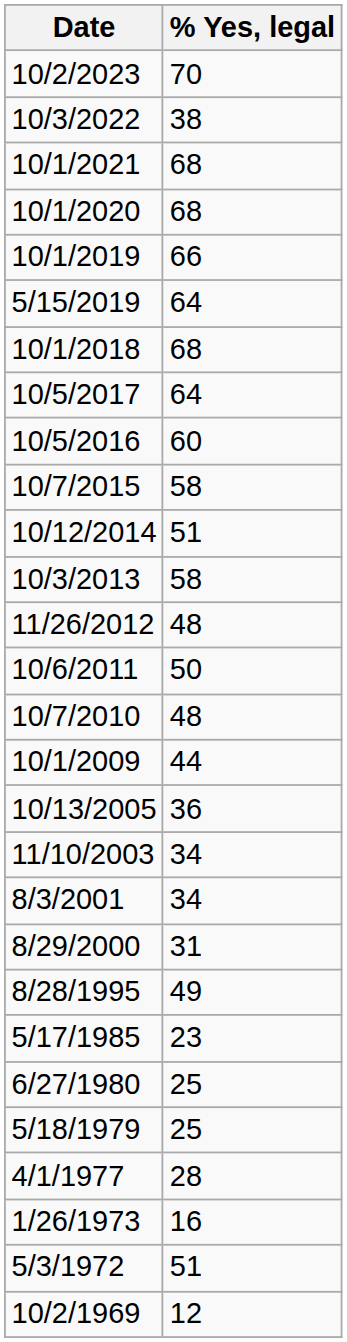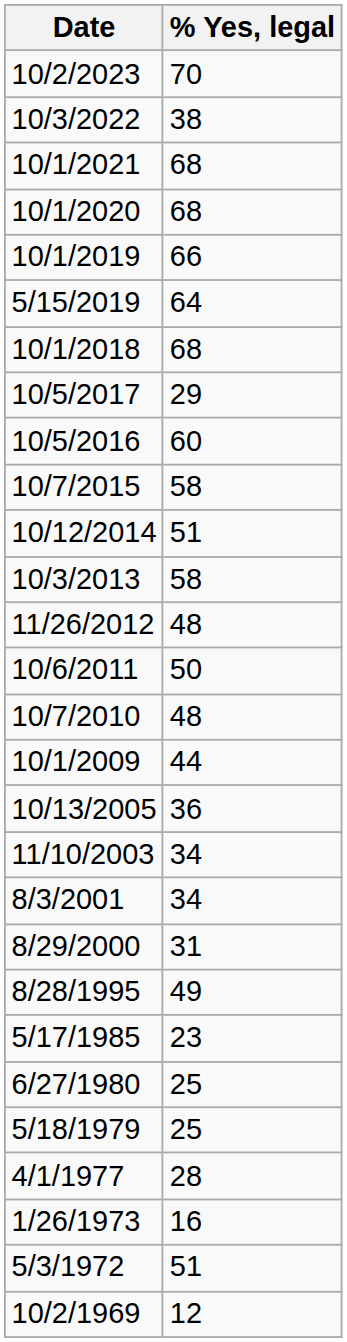(186, 394) 64 -> (186, 394) 29
